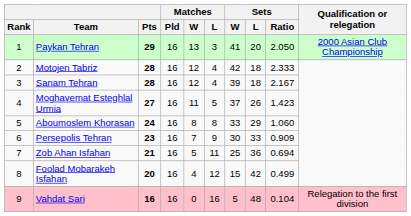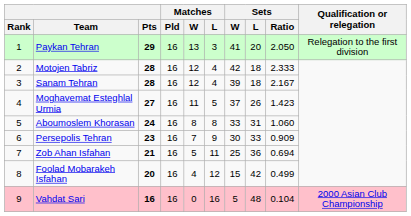(352, 48) 2000 Asian Club Championship -> (352, 48) Relegation to the first division
(256, 123) 29 -> (256, 123) 31
(352, 199) Relegation to the first division -> (352, 199) 2000 Asian Club Championship
